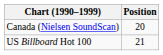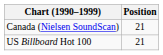(140, 27) 20 -> (140, 27) 21
